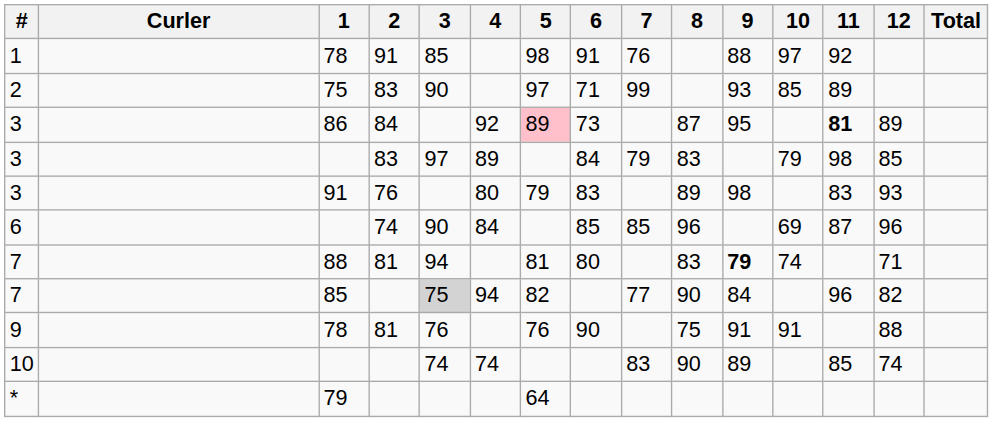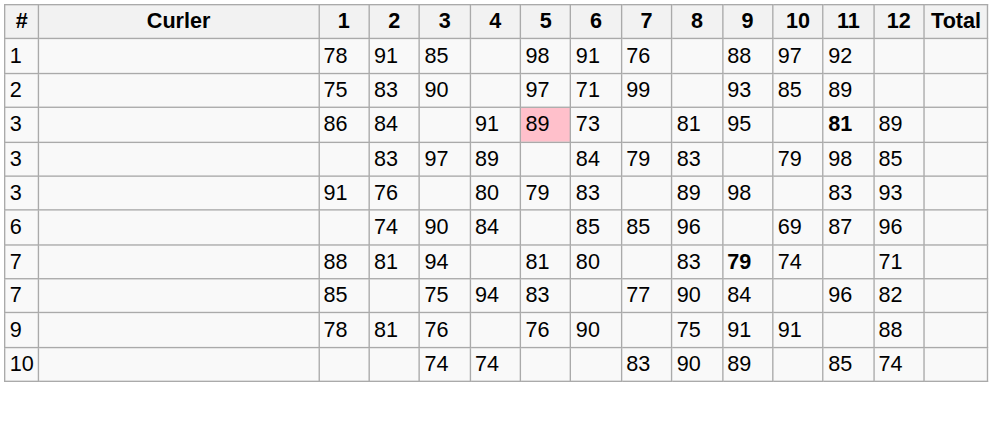(487, 124) 92 -> (487, 124) 91
(689, 124) 87 -> (689, 124) 81
(437, 295) lightgrey background -> (437, 295) no background
(537, 295) 82 -> (537, 295) 83
- row: (14, 398)
